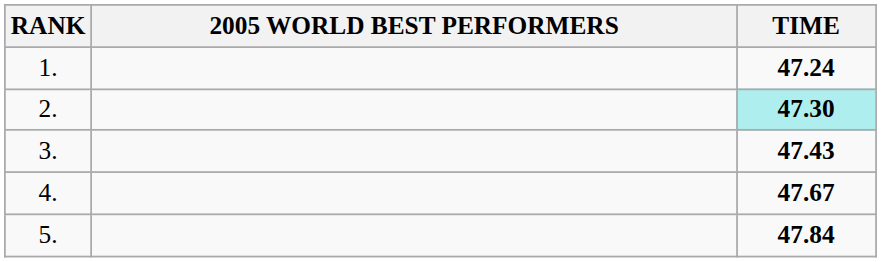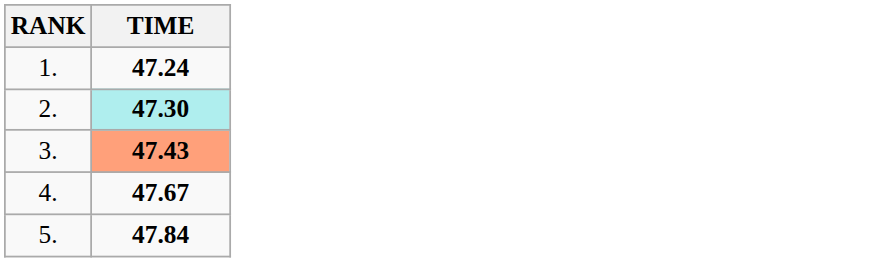- column: (414, 25)
(806, 151) no background -> (161, 151) lightsalmon background
